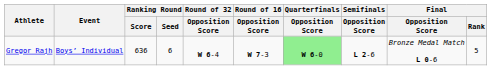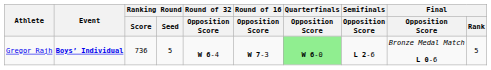(90, 50) normal -> (90, 50) bold
(141, 50) 636 -> (141, 50) 736
(170, 50) 6 -> (170, 50) 5
